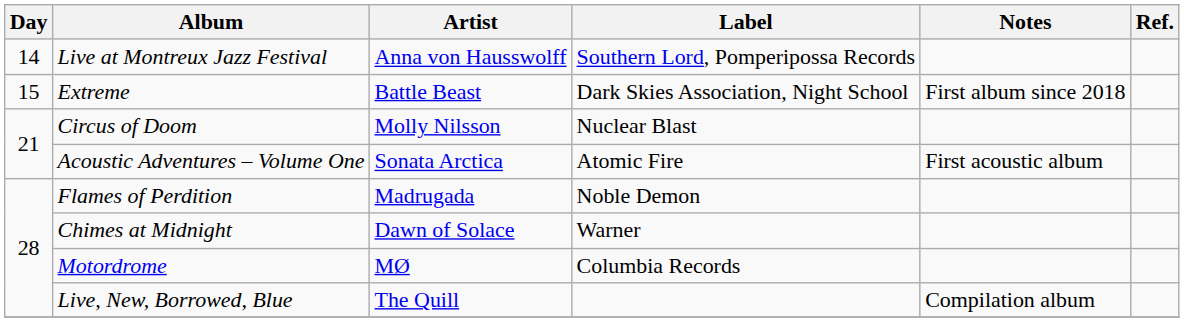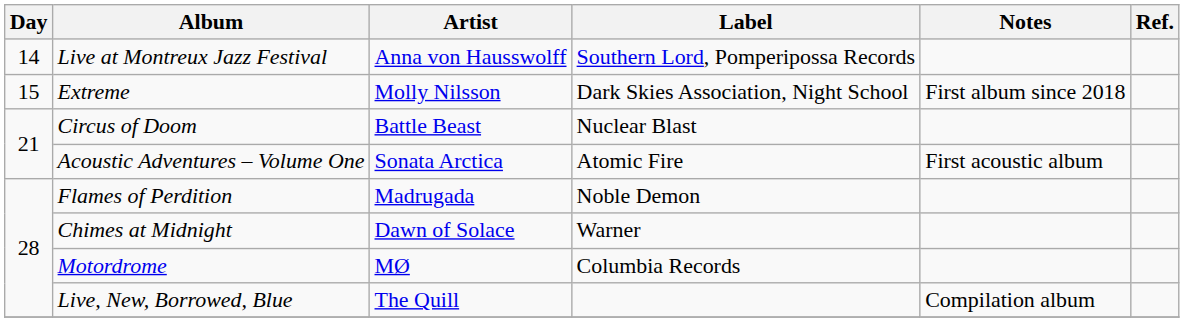(428, 91) Battle Beast -> (438, 91) Molly Nilsson
(438, 126) Molly Nilsson -> (428, 126) Battle Beast
